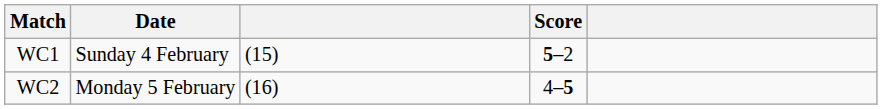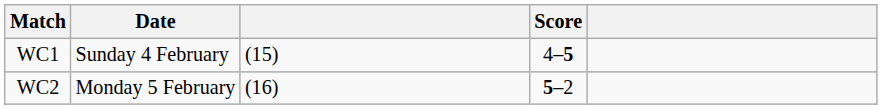(558, 54) 5–2 -> (558, 54) 4–5
(558, 88) 4–5 -> (558, 88) 5–2
